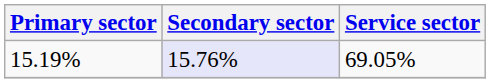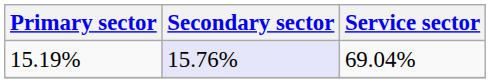(380, 58) 69.05% -> (380, 58) 69.04%
